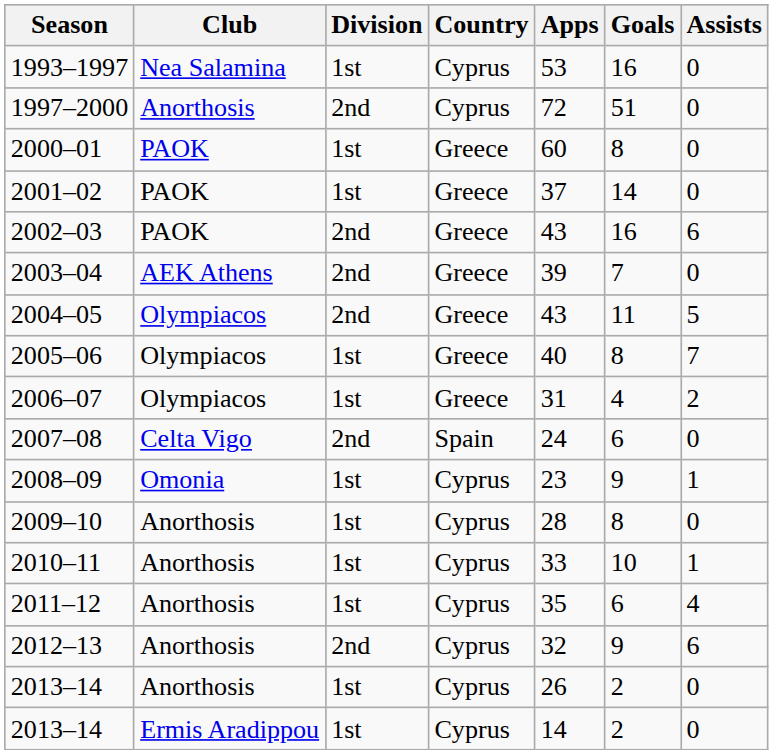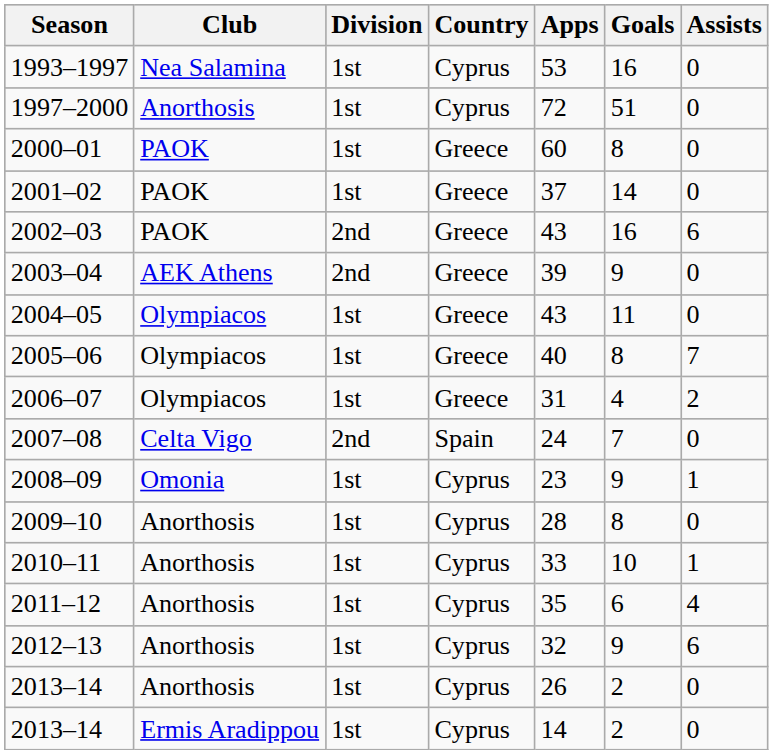(351, 107) 2nd -> (346, 107) 1st
(617, 273) 7 -> (617, 273) 9
(351, 314) 2nd -> (346, 314) 1st
(693, 314) 5 -> (693, 314) 0
(617, 438) 6 -> (617, 438) 7
(351, 645) 2nd -> (346, 645) 1st
